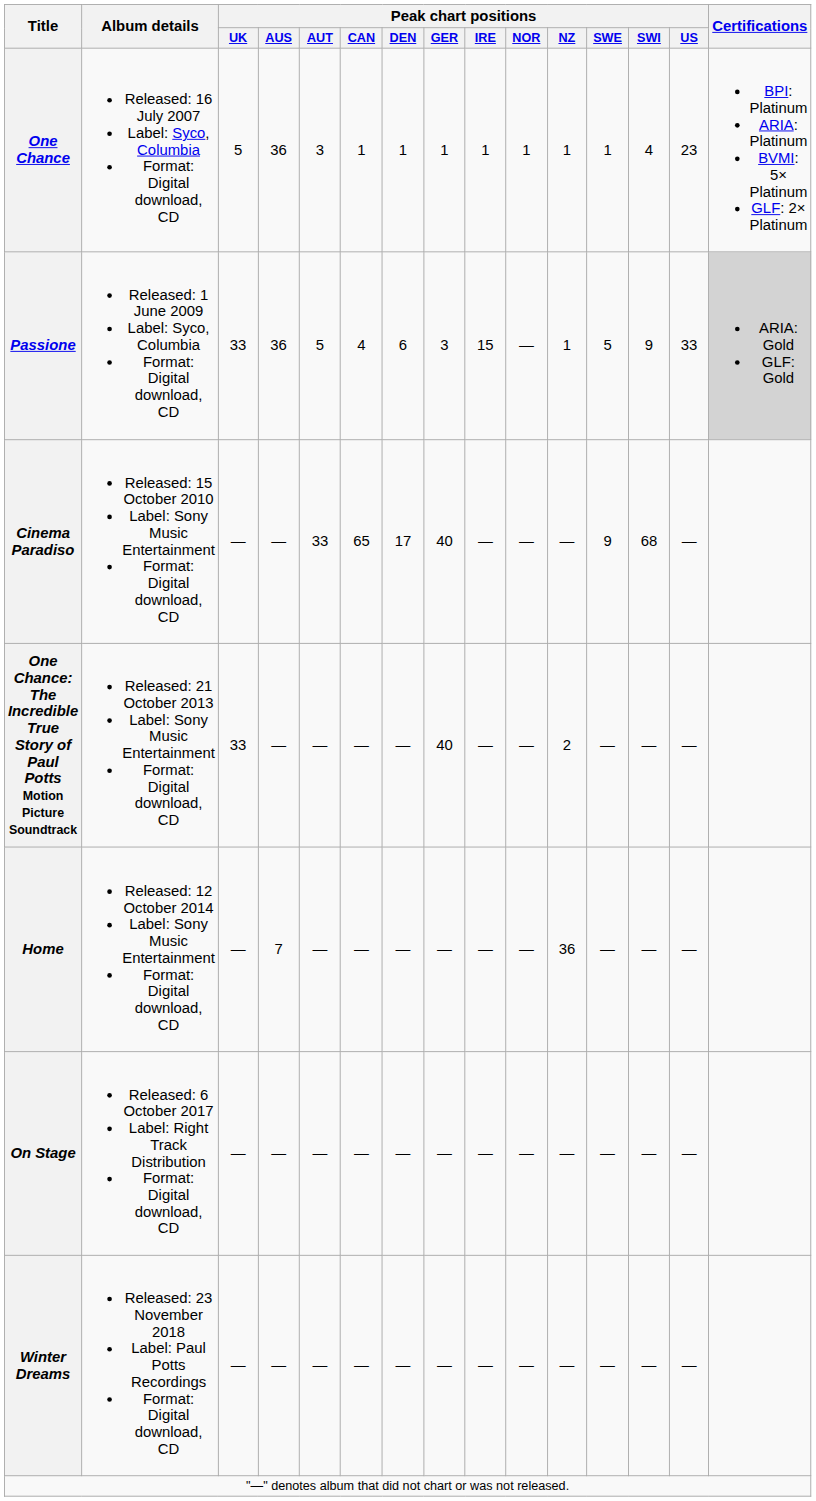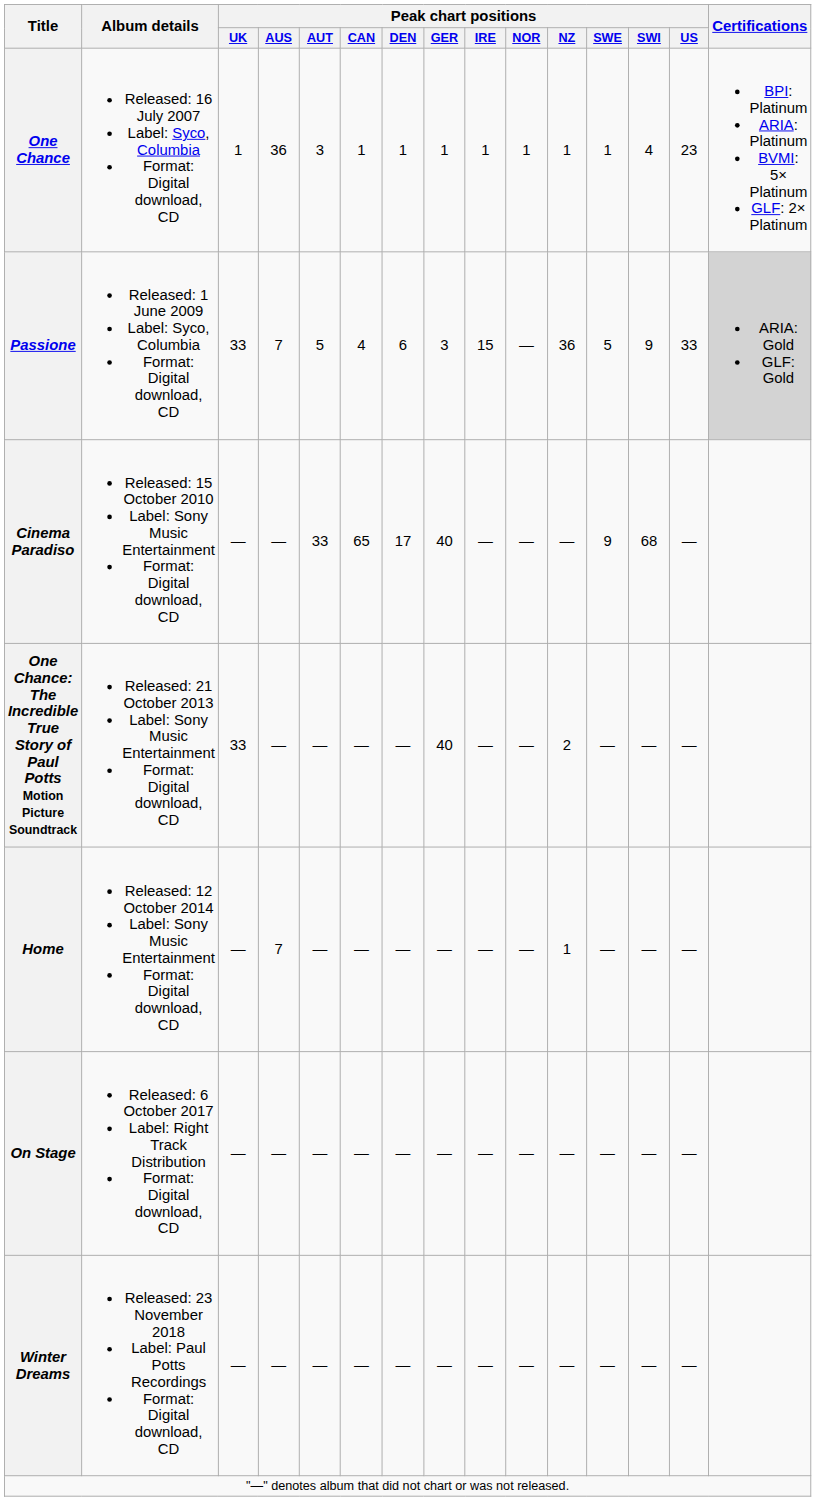(238, 150) 5 -> (238, 150) 1
(279, 345) 36 -> (279, 345) 7
(567, 345) 1 -> (567, 345) 36
(567, 949) 36 -> (567, 949) 1
